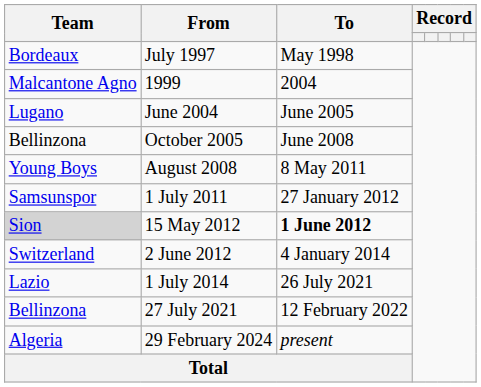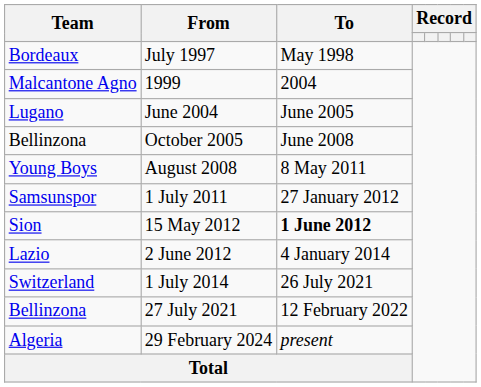(25, 225) lightgrey background -> (25, 225) no background
(51, 254) Switzerland -> (29, 254) Lazio
(29, 282) Lazio -> (51, 282) Switzerland
